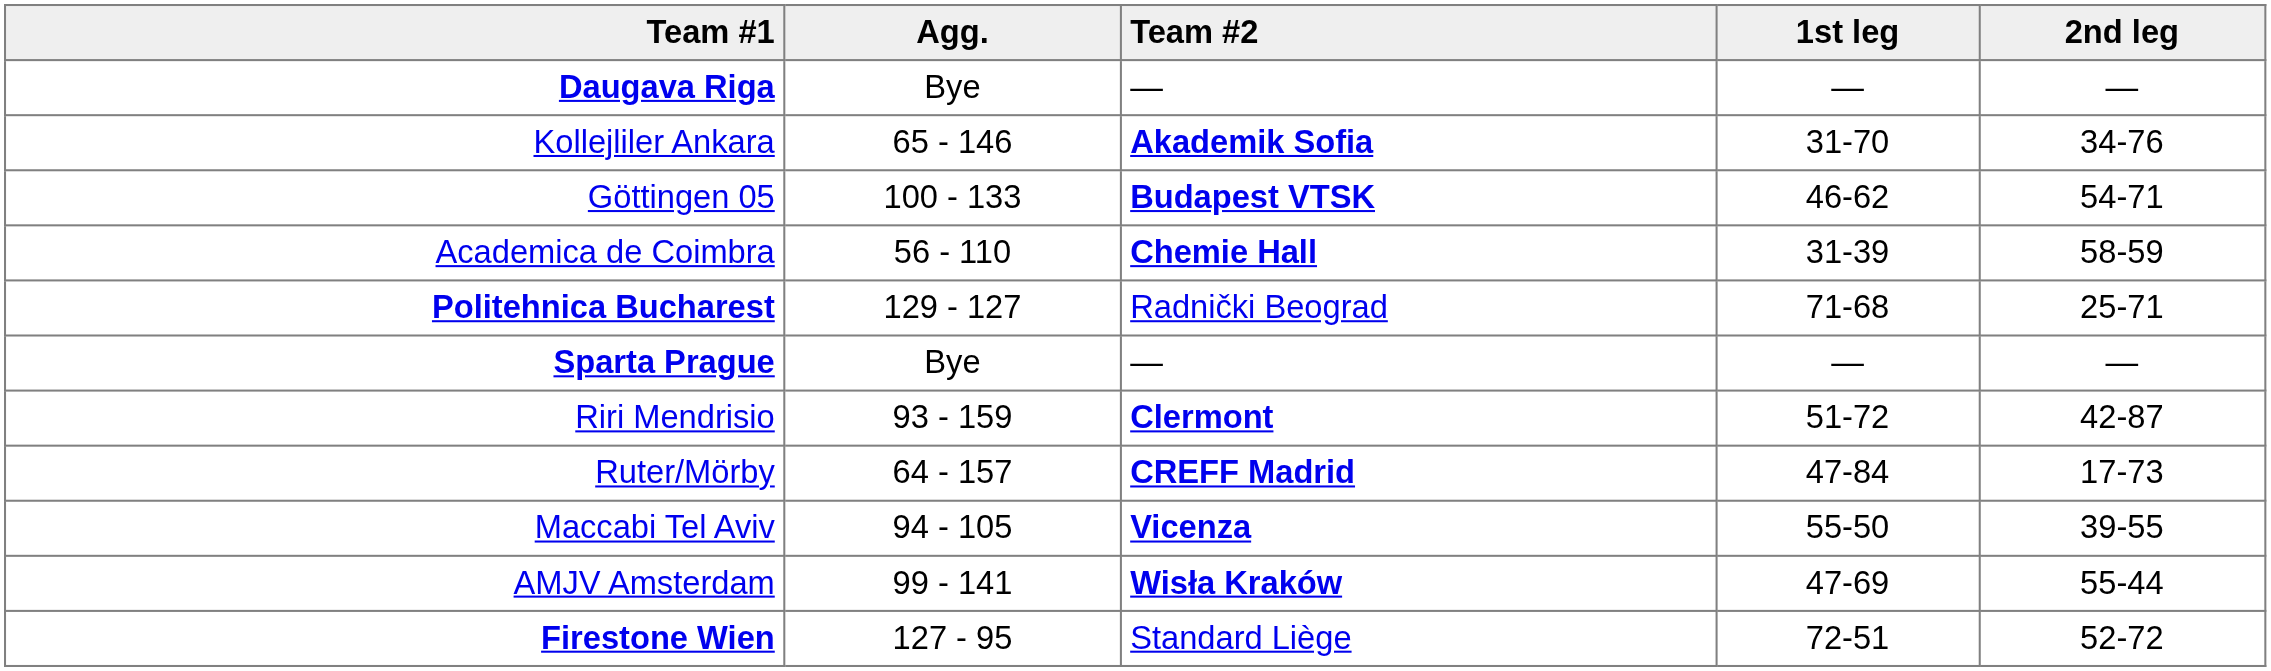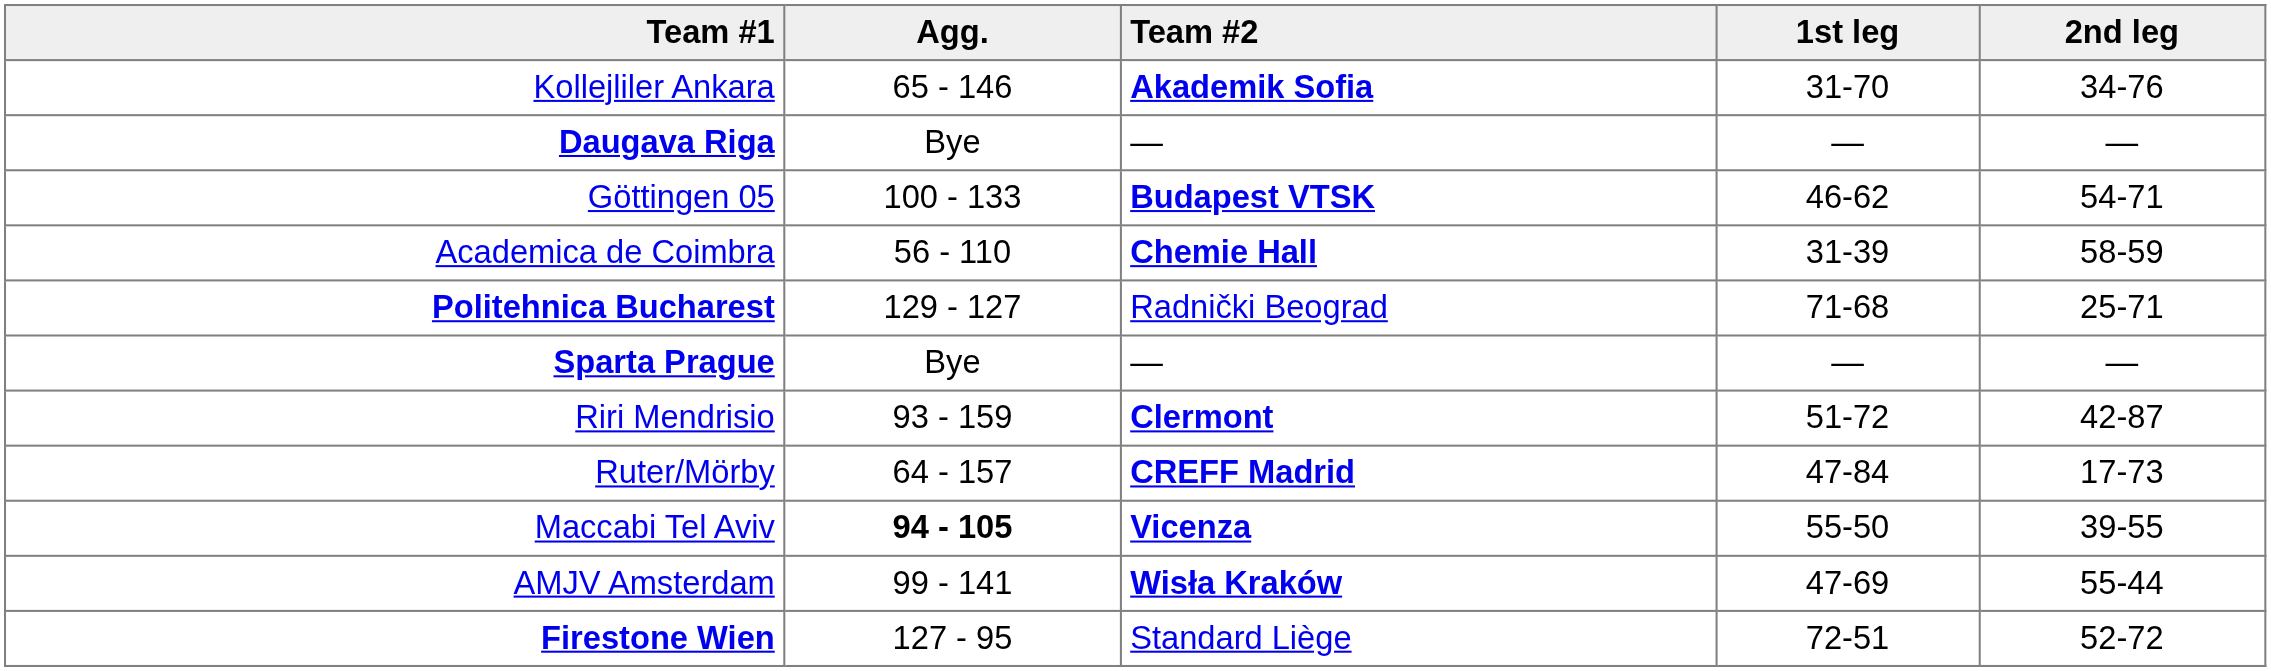rows swapped: (667, 87) <-> (654, 142)
(952, 527) normal -> (952, 527) bold
